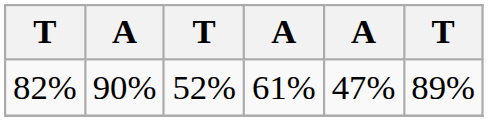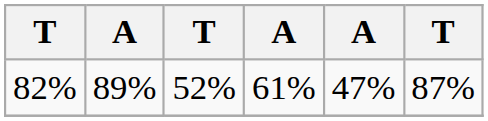(125, 87) 90% -> (125, 87) 89%
(443, 87) 89% -> (443, 87) 87%
